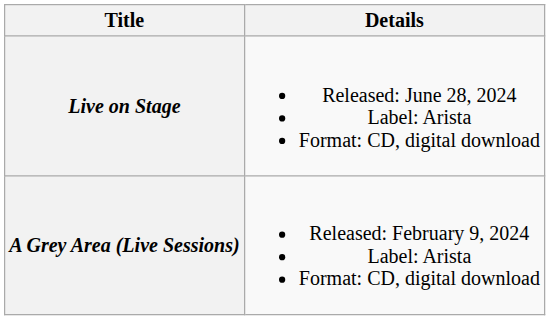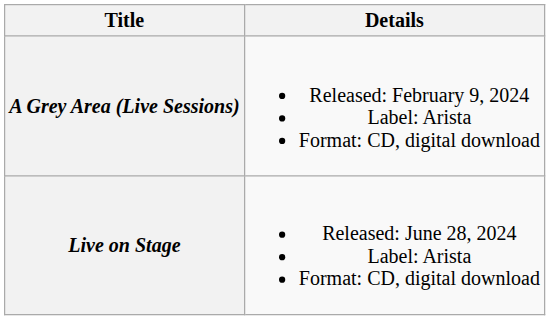rows swapped: (124, 245) <-> (124, 105)
